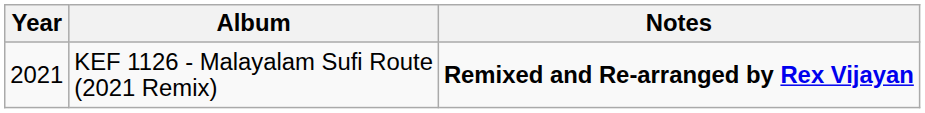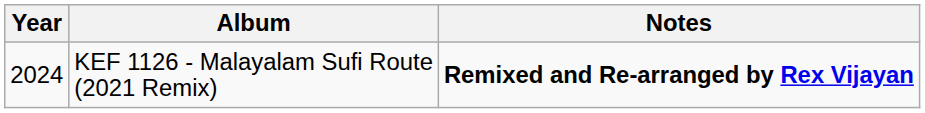(37, 74) 2021 -> (37, 74) 2024
